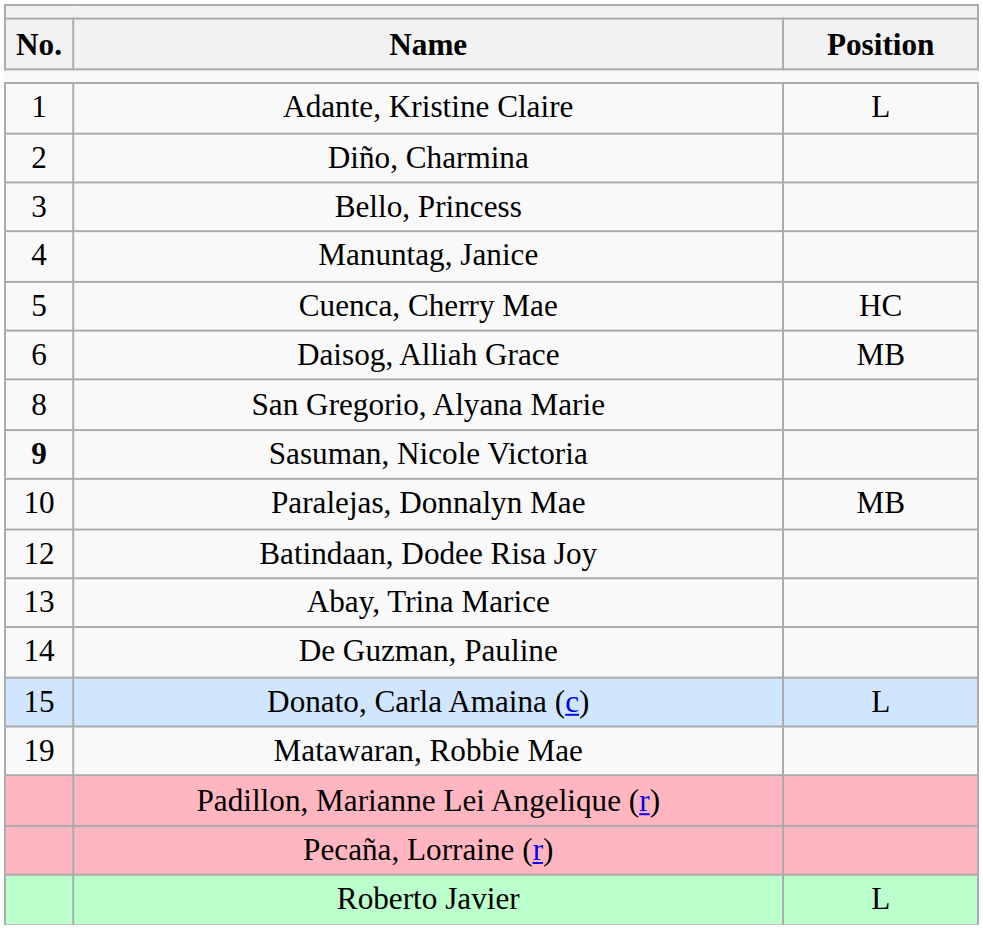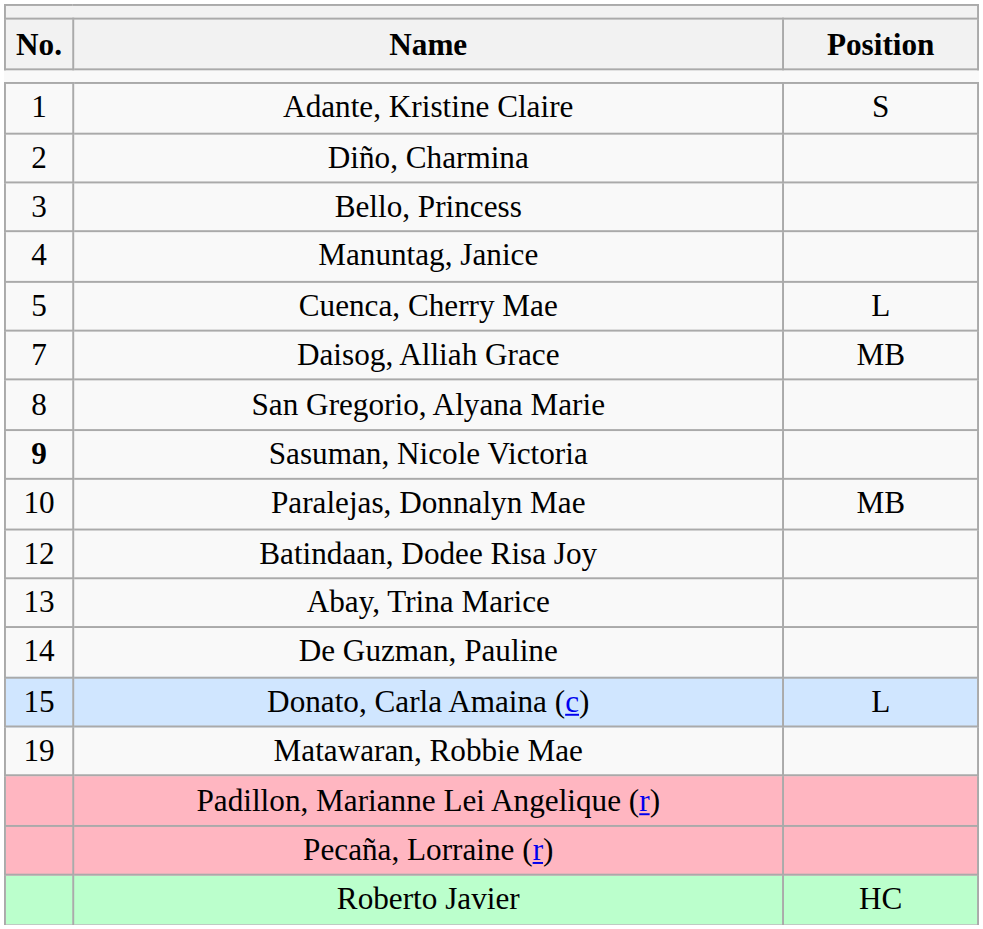(881, 107) L -> (881, 107) S
(881, 305) HC -> (881, 305) L
(39, 354) 6 -> (39, 354) 7
(881, 899) L -> (881, 899) HC
